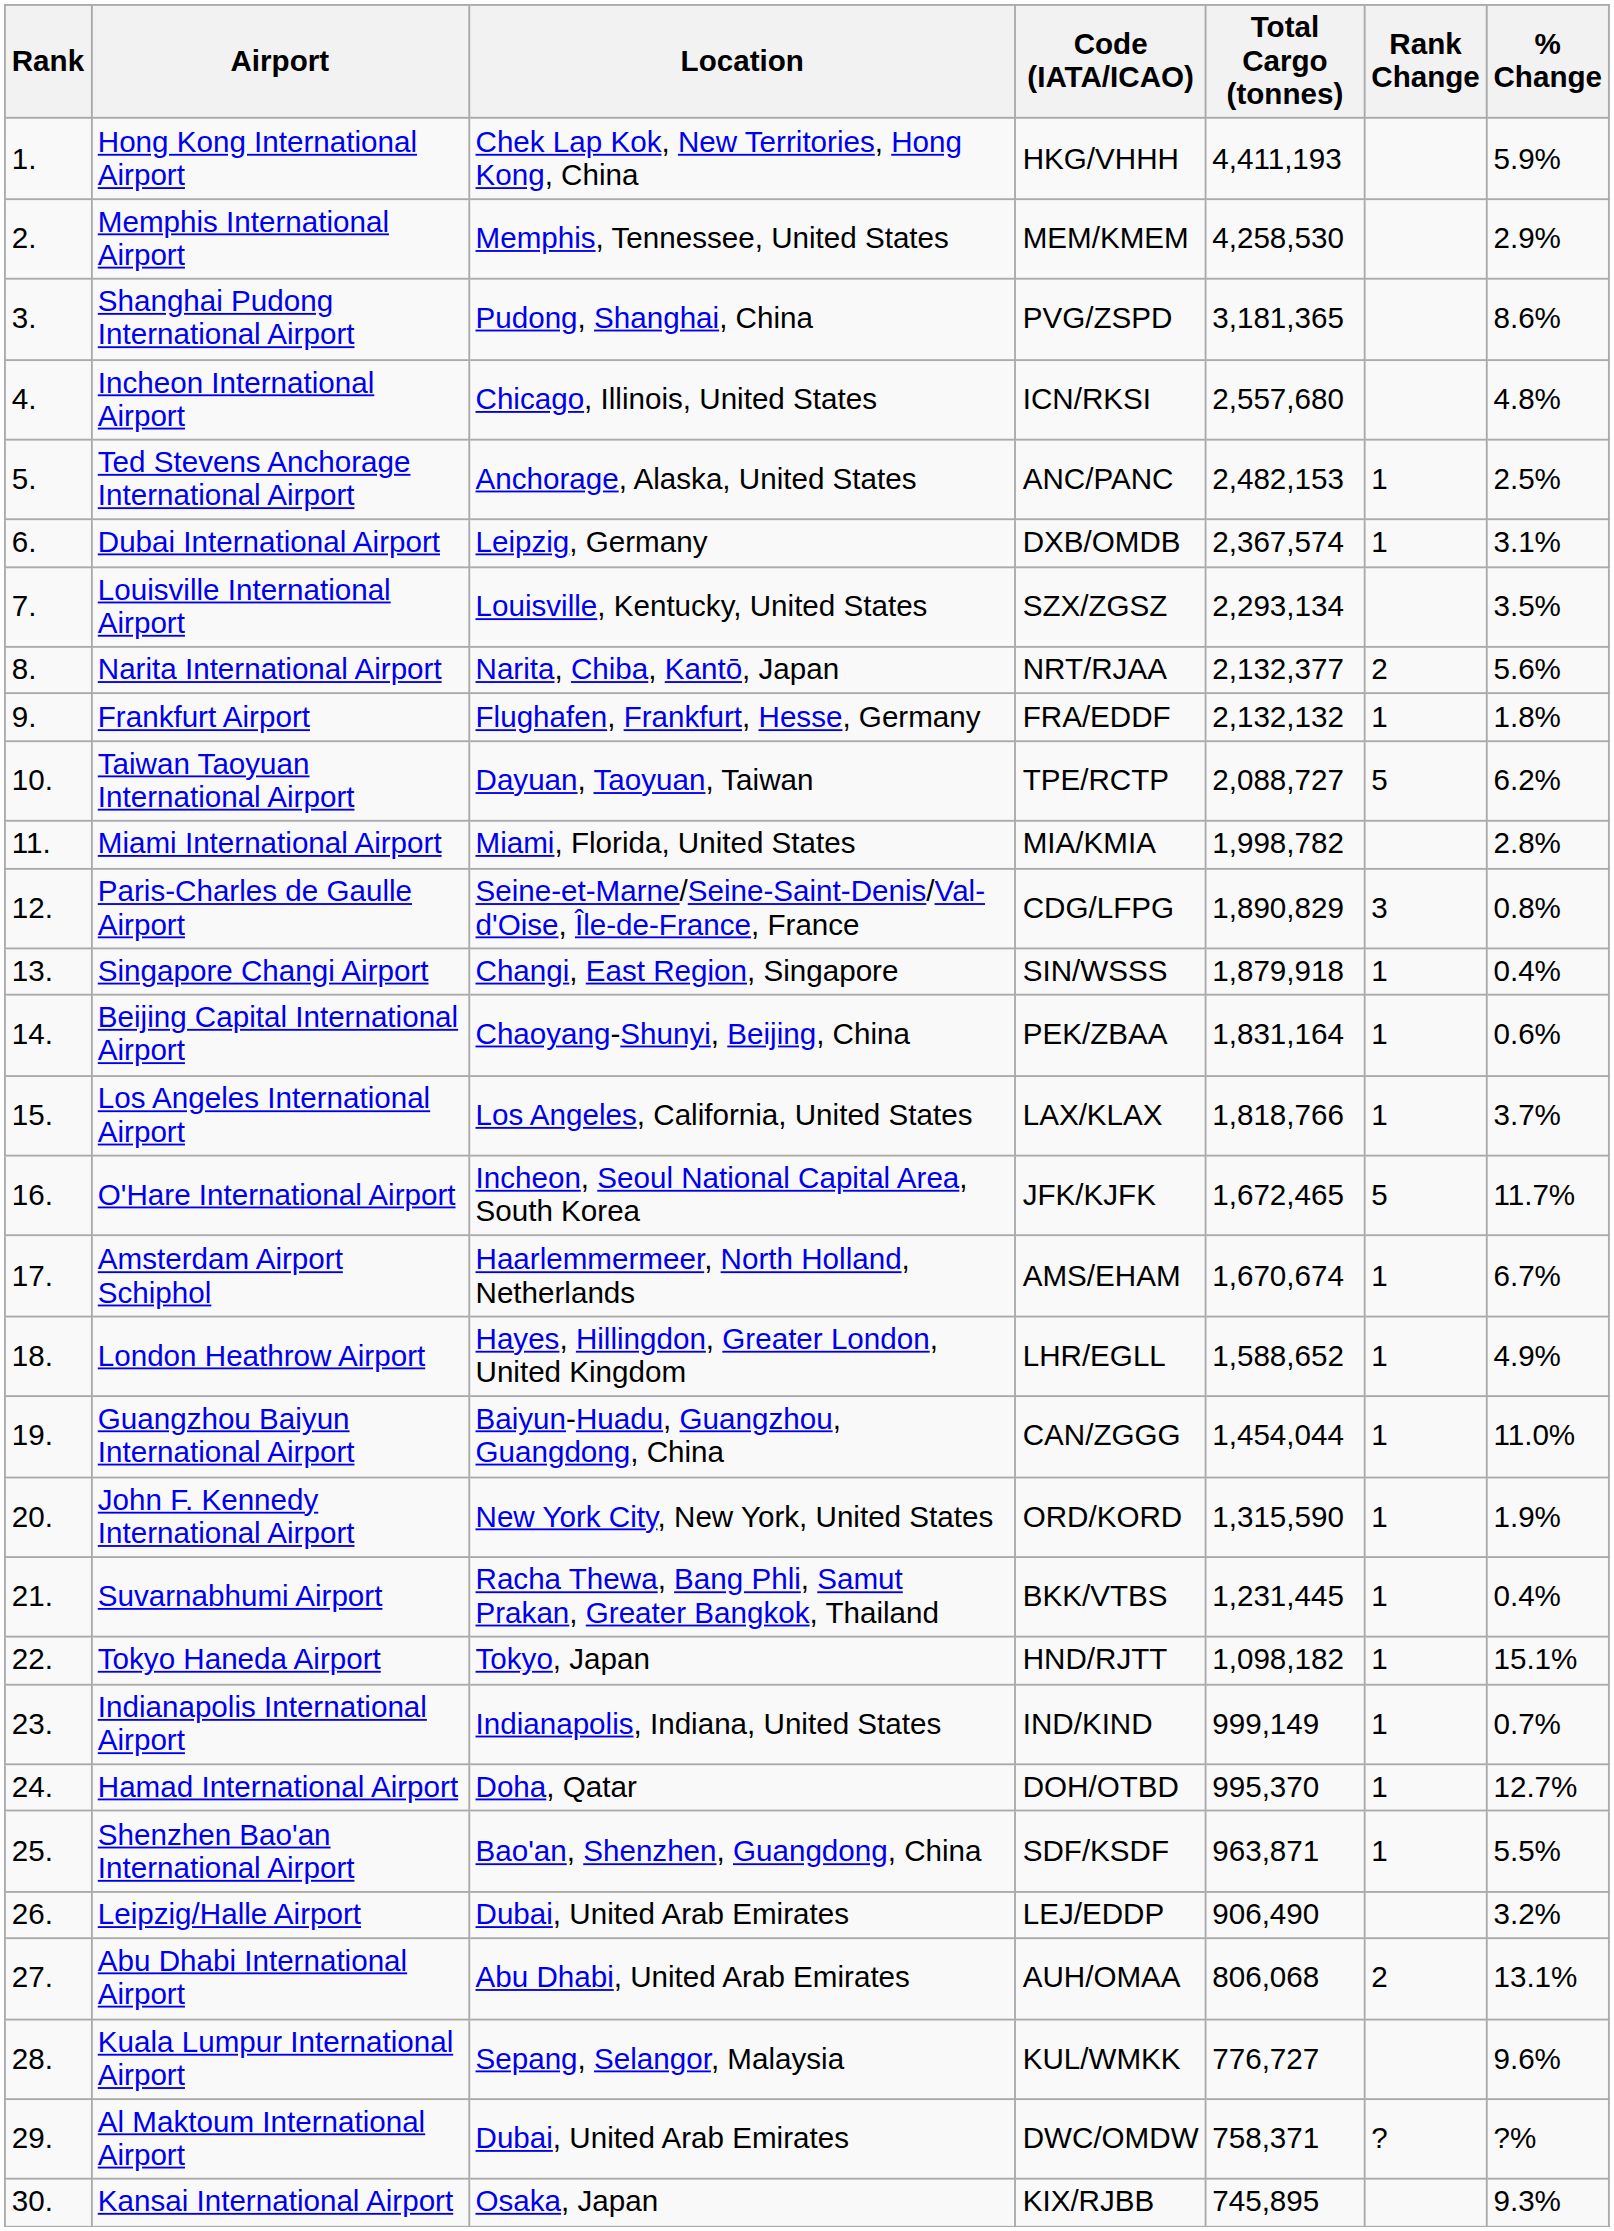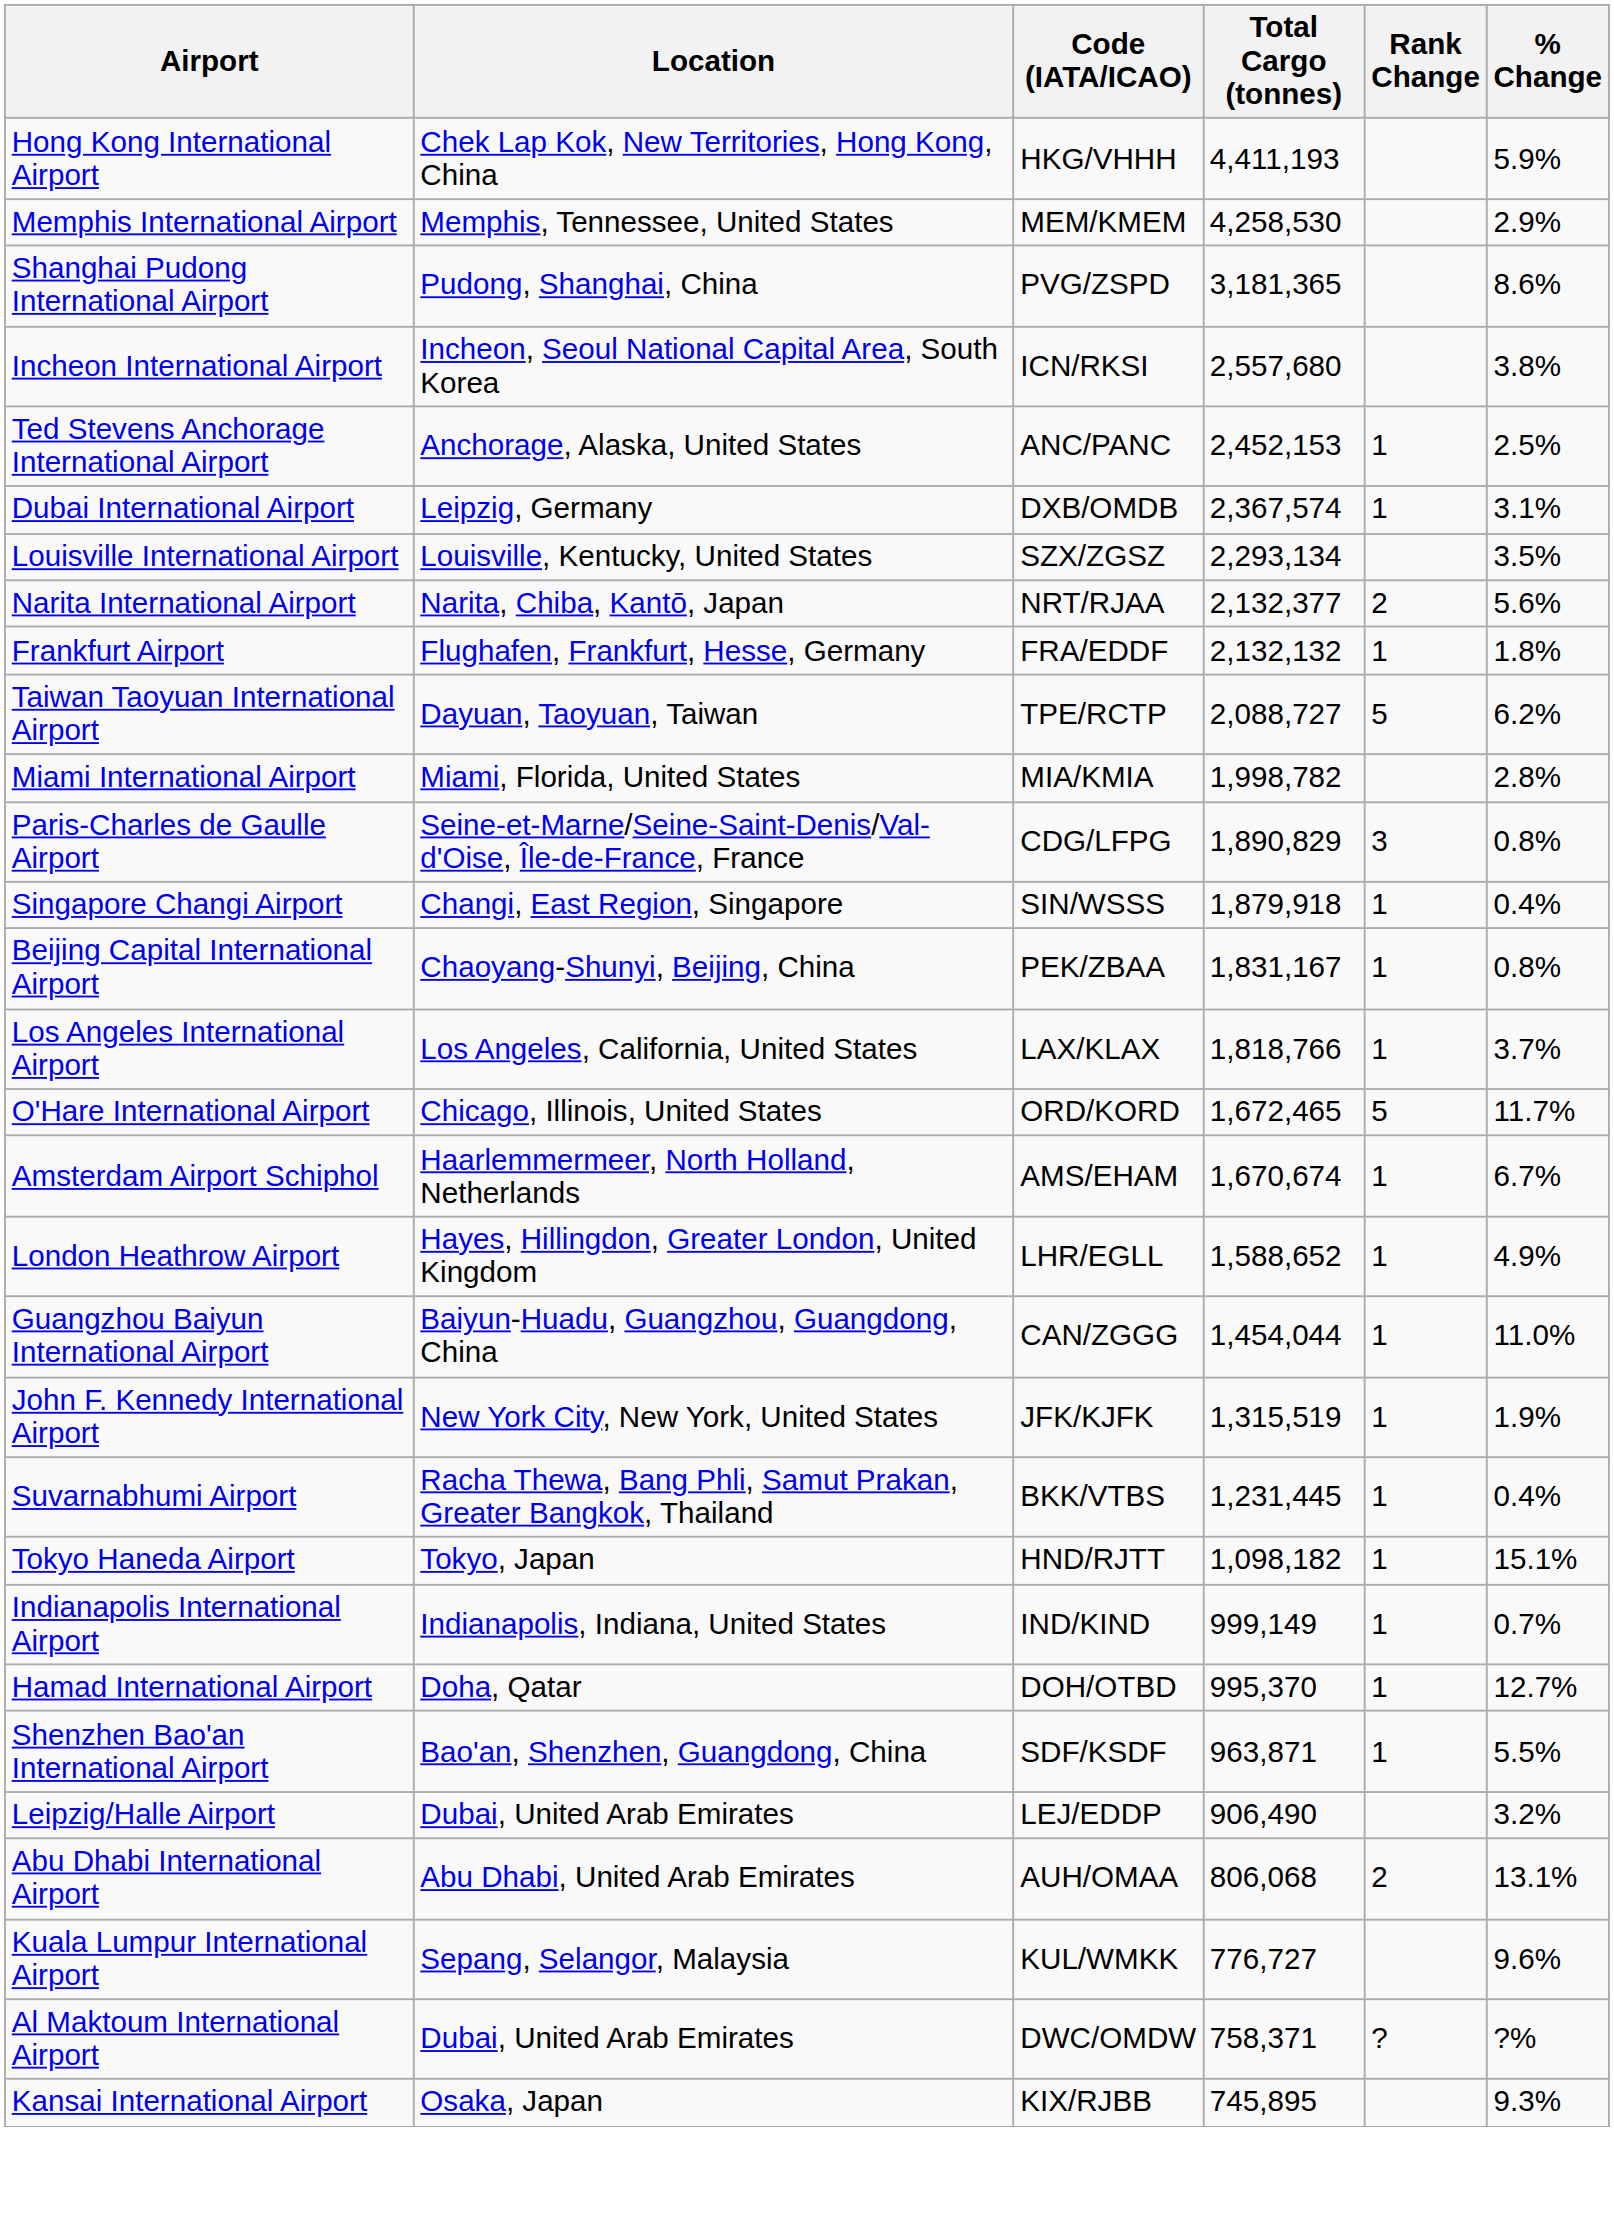- column: (48, 61)
(676, 398) Chicago, Illinois, United States -> (709, 365) Incheon, Seoul National Capital Area, South Korea
(1527, 398) 4.8% -> (1527, 365) 3.8%
(1278, 479) 2,482,153 -> (1276, 445) 2,452,153
(1278, 1034) 1,831,164 -> (1276, 968) 1,831,167
(1527, 1034) 0.6% -> (1527, 968) 0.8%
(722, 1195) Incheon, Seoul National Capital Area, South Korea -> (621, 1112) Chicago, Illinois, United States
(1089, 1195) JFK/KJFK -> (1100, 1112) ORD/KORD
(1102, 1516) ORD/KORD -> (1087, 1416) JFK/KJFK
(1278, 1516) 1,315,590 -> (1276, 1416) 1,315,519
